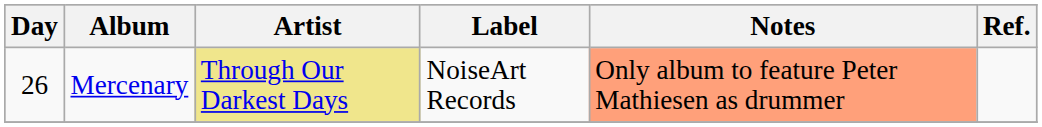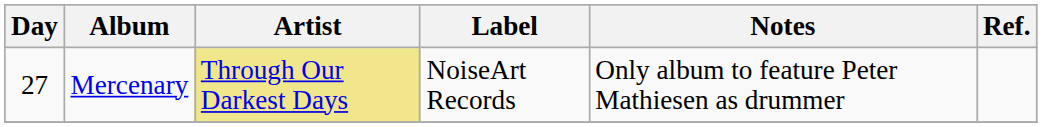(35, 84) 26 -> (35, 84) 27
(746, 84) lightsalmon background -> (746, 84) no background
